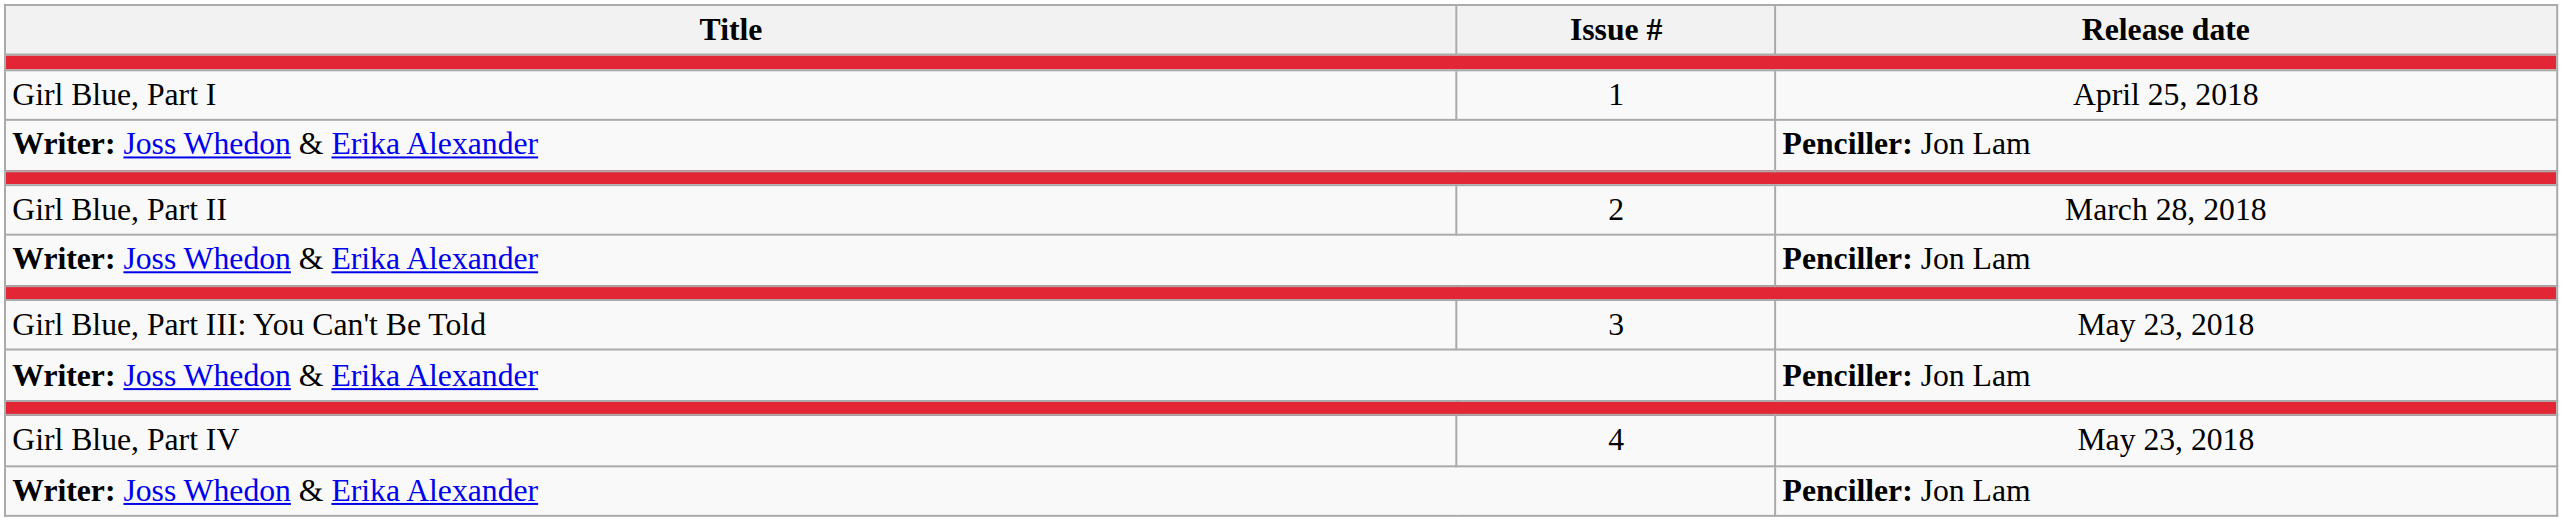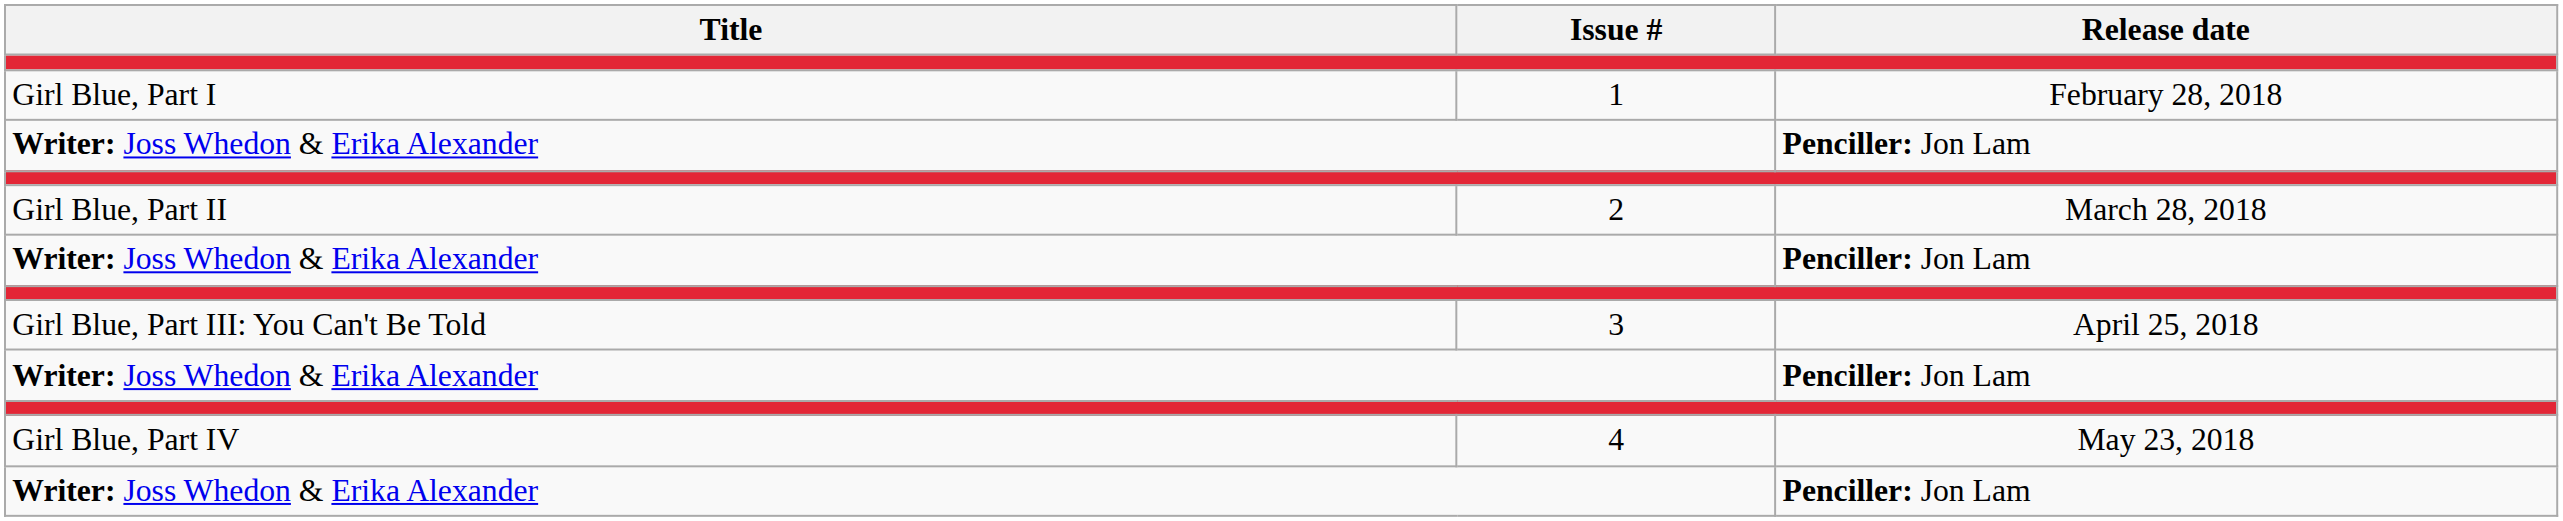(2166, 94) April 25, 2018 -> (2166, 94) February 28, 2018
(2166, 324) May 23, 2018 -> (2166, 324) April 25, 2018
